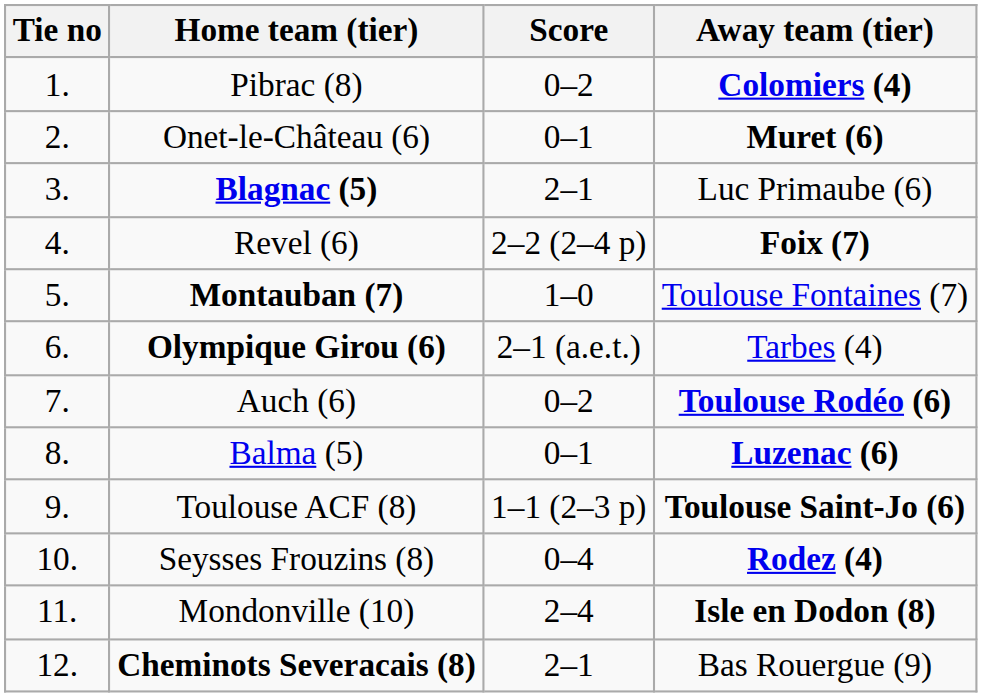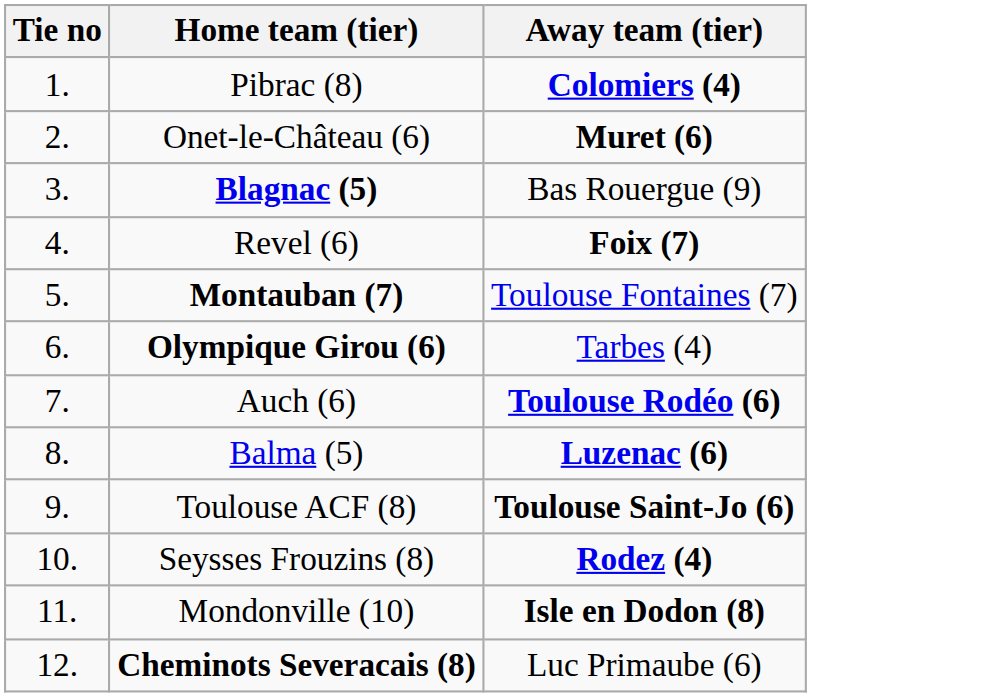- column: (569, 30)
(815, 189) Luc Primaube (6) -> (644, 189) Bas Rouergue (9)
(815, 664) Bas Rouergue (9) -> (644, 664) Luc Primaube (6)
